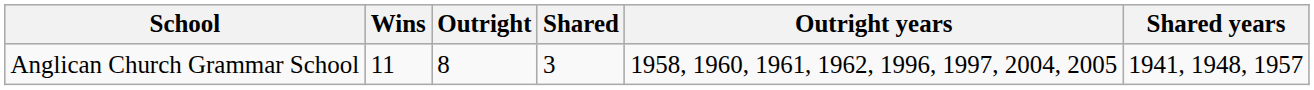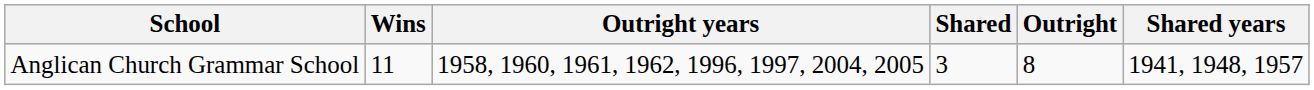columns swapped: (484, 24) <-> (874, 24)
